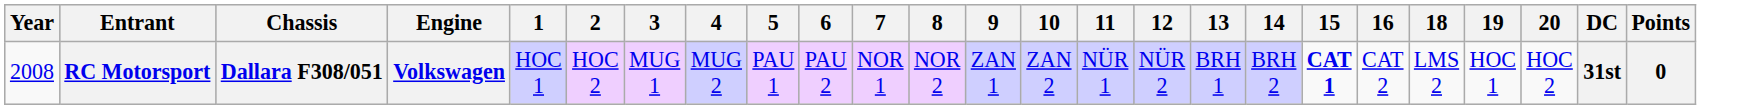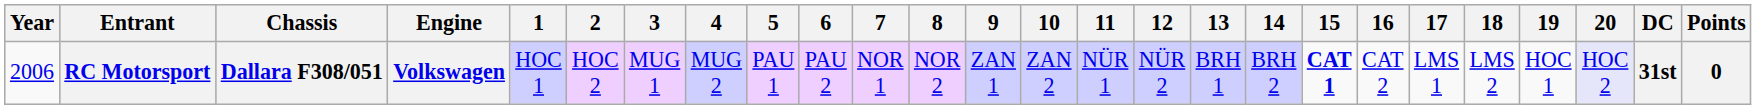+ column: (1436, 23)
(32, 72) 2008 -> (32, 72) 2006
(1550, 72) no background -> (1605, 72) lavender background
